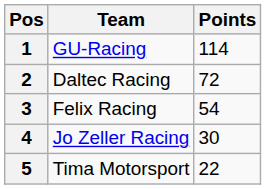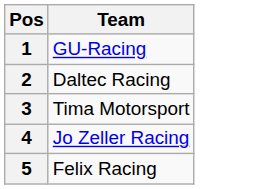- column: (227, 19)
(105, 109) Felix Racing -> (121, 109) Tima Motorsport
(121, 168) Tima Motorsport -> (105, 168) Felix Racing
